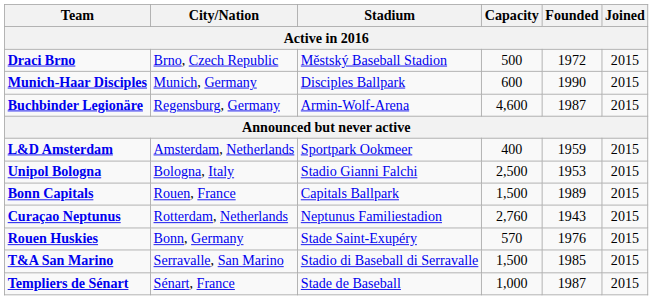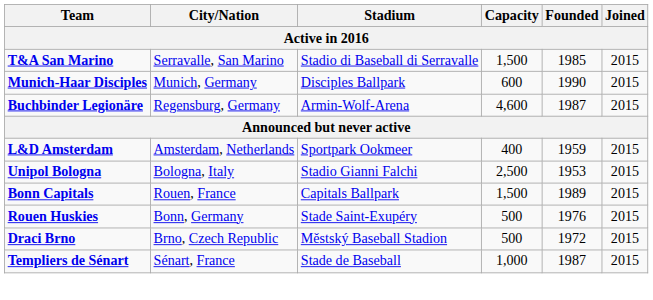rows swapped: (42, 60) <-> (60, 261)
- row: (64, 216)
(512, 238) 570 -> (512, 216) 500
